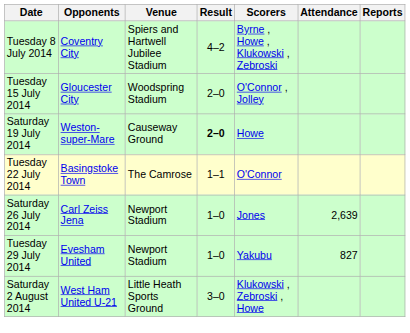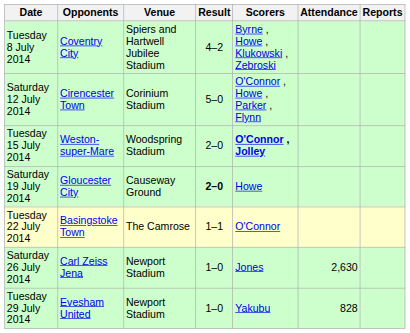+ row: (28, 99)
(86, 93) Gloucester City -> (87, 146) Weston-super-Mare
(262, 93) normal -> (262, 146) bold
(88, 134) Weston-super-Mare -> (86, 186) Gloucester City
(345, 215) 2,639 -> (345, 267) 2,630
(349, 255) 827 -> (349, 308) 828
- row: (28, 296)
